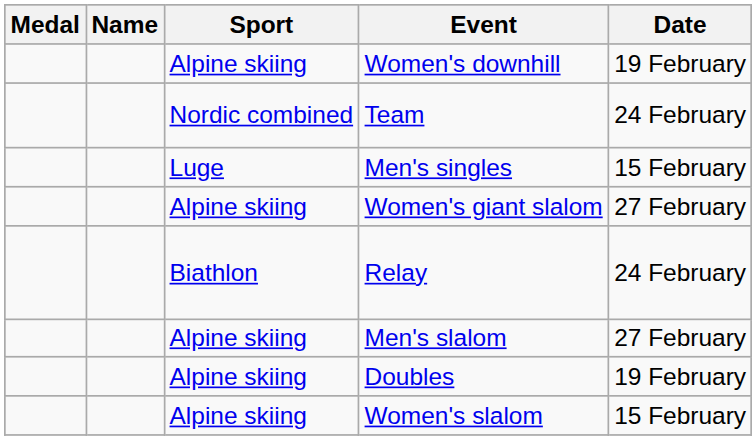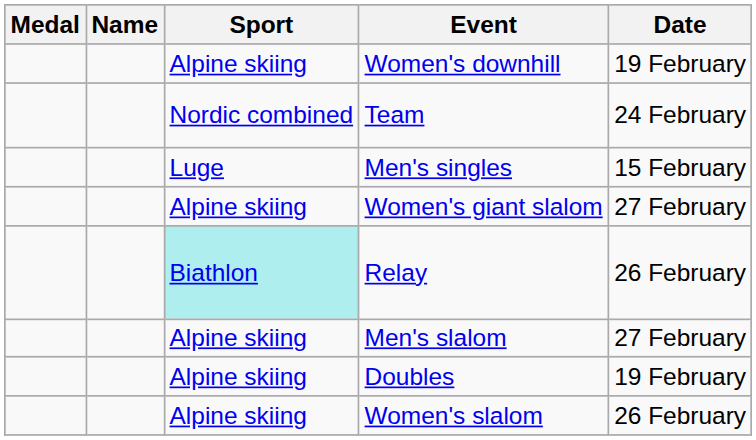(214, 272) no background -> (214, 272) paleturquoise background
(680, 272) 24 February -> (680, 272) 26 February
(680, 416) 15 February -> (680, 416) 26 February
